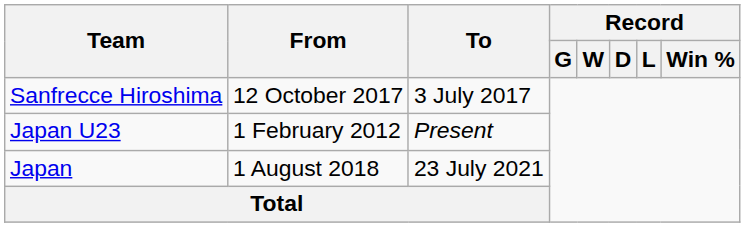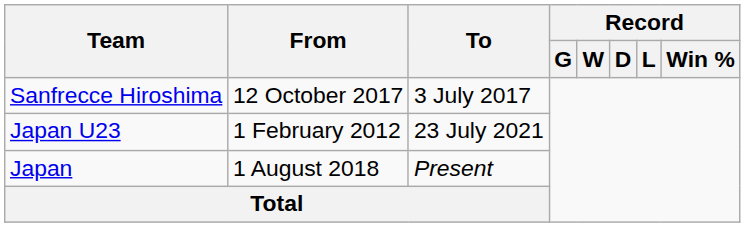(453, 131) Present -> (479, 131) 23 July 2021
(479, 167) 23 July 2021 -> (453, 167) Present
